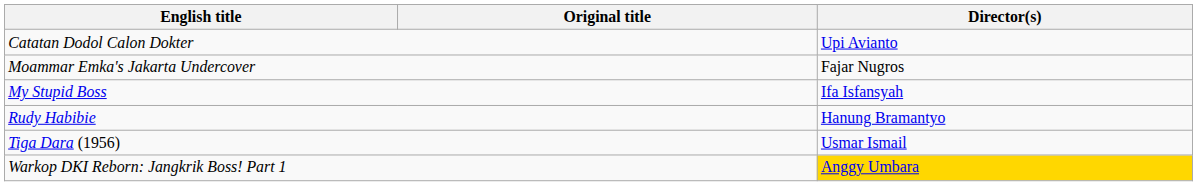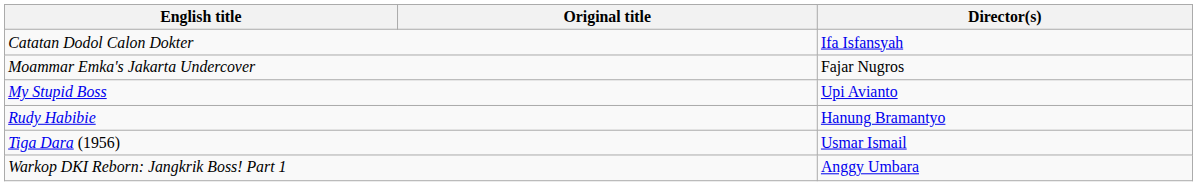(859, 42) Upi Avianto -> (862, 42) Ifa Isfansyah
(862, 92) Ifa Isfansyah -> (859, 92) Upi Avianto
(870, 167) gold background -> (870, 167) no background
